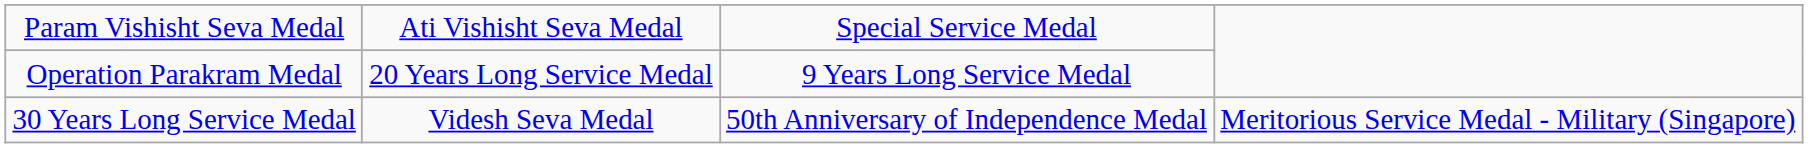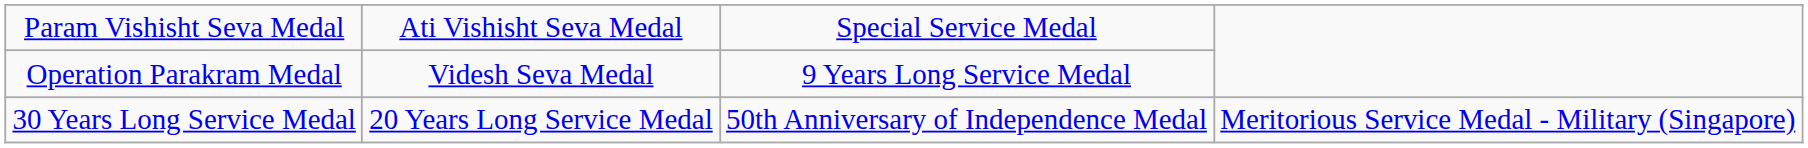(541, 73) 20 Years Long Service Medal -> (541, 73) Videsh Seva Medal
(541, 119) Videsh Seva Medal -> (541, 119) 20 Years Long Service Medal
